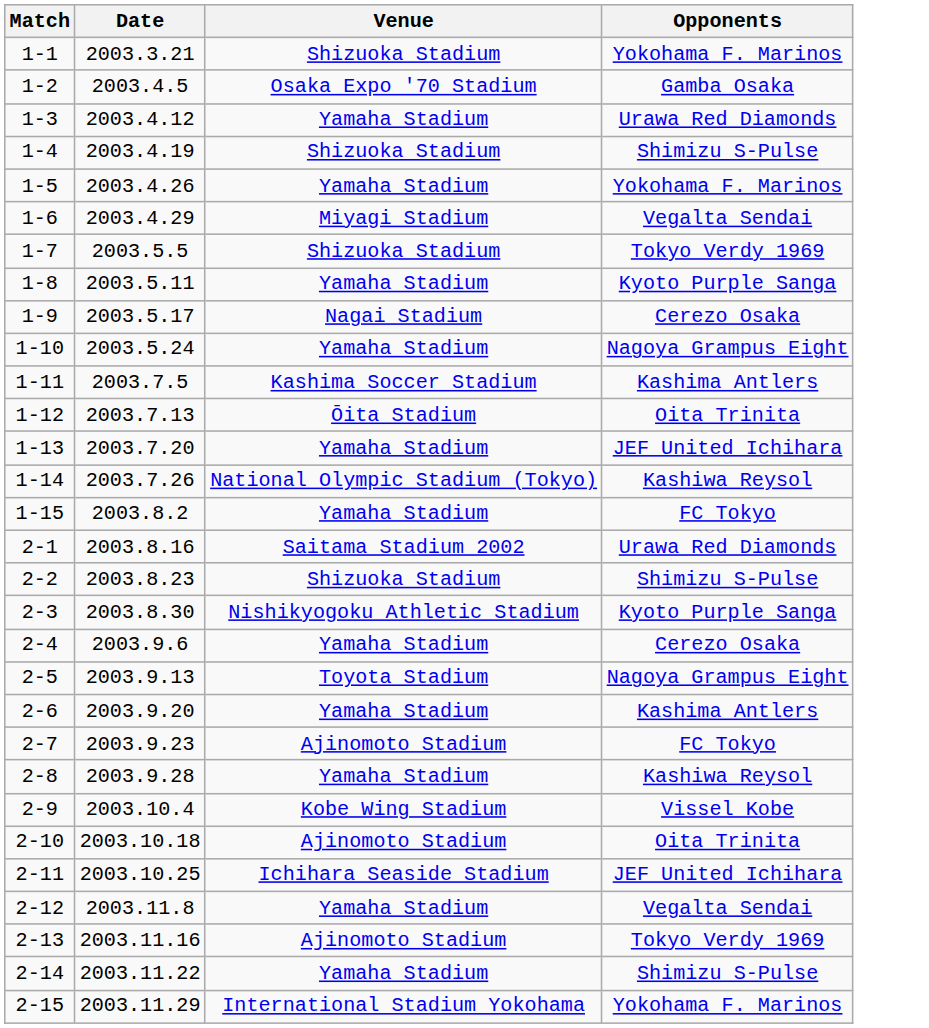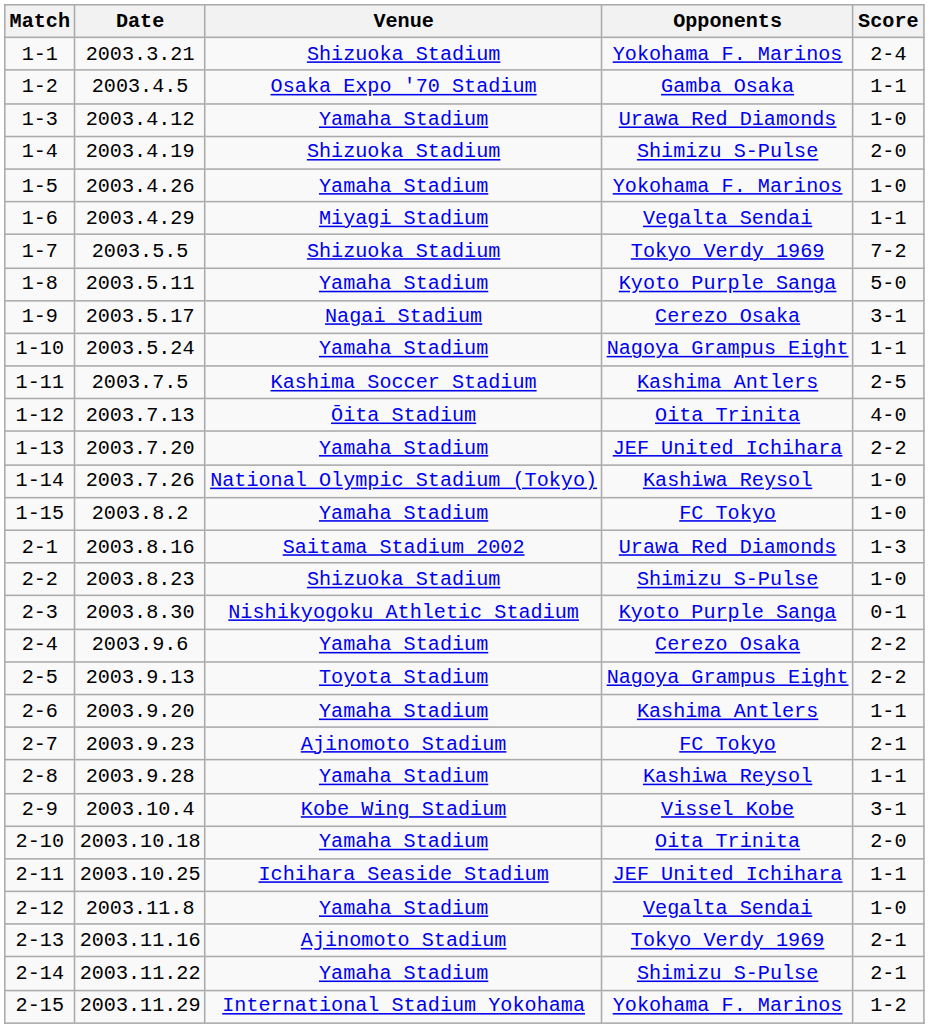+ column: (888, 21)
(404, 842) Ajinomoto Stadium -> (404, 842) Yamaha Stadium
